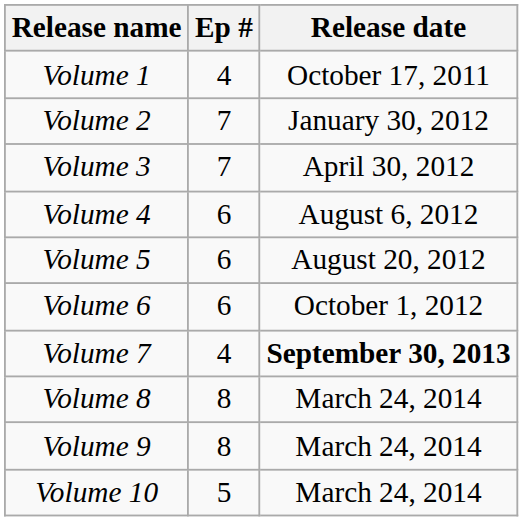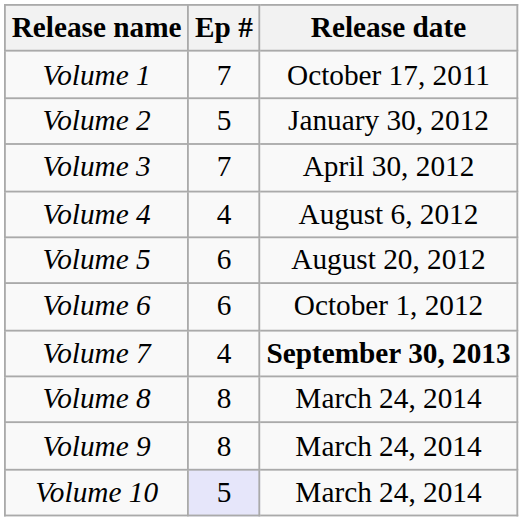(224, 74) 4 -> (224, 74) 7
(224, 120) 7 -> (224, 120) 5
(224, 213) 6 -> (224, 213) 4
(224, 492) no background -> (224, 492) lavender background
